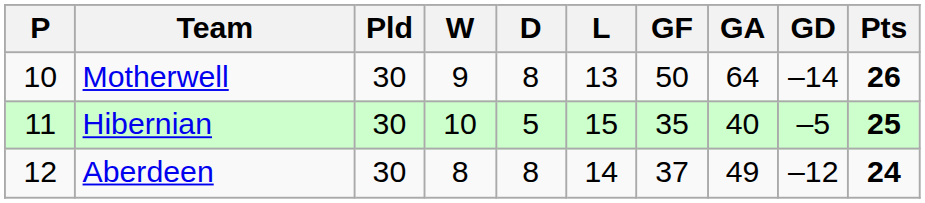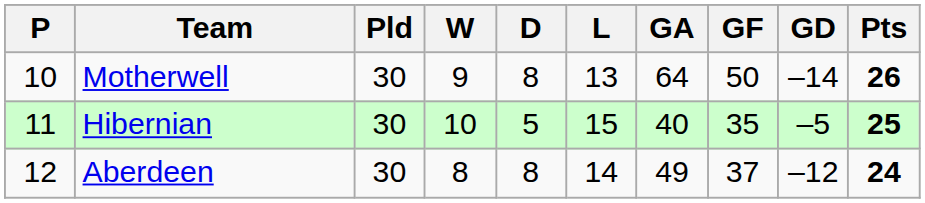columns swapped: (672, 28) <-> (743, 28)
